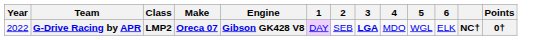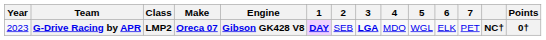+ column: (470, 12)
(18, 27) 2022 -> (18, 27) 2023
(319, 27) normal -> (319, 27) bold
